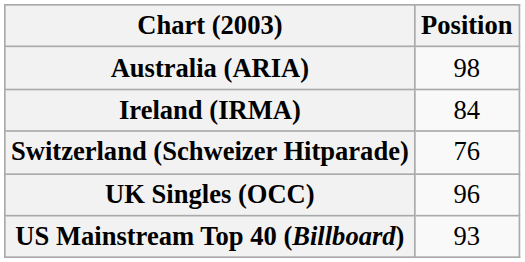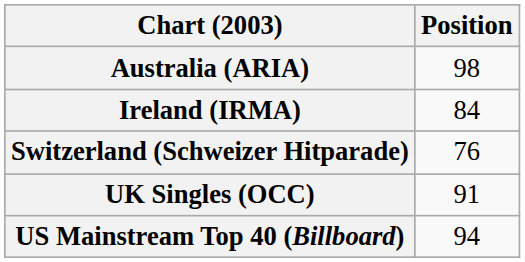(467, 194) 96 -> (467, 194) 91
(467, 236) 93 -> (467, 236) 94
